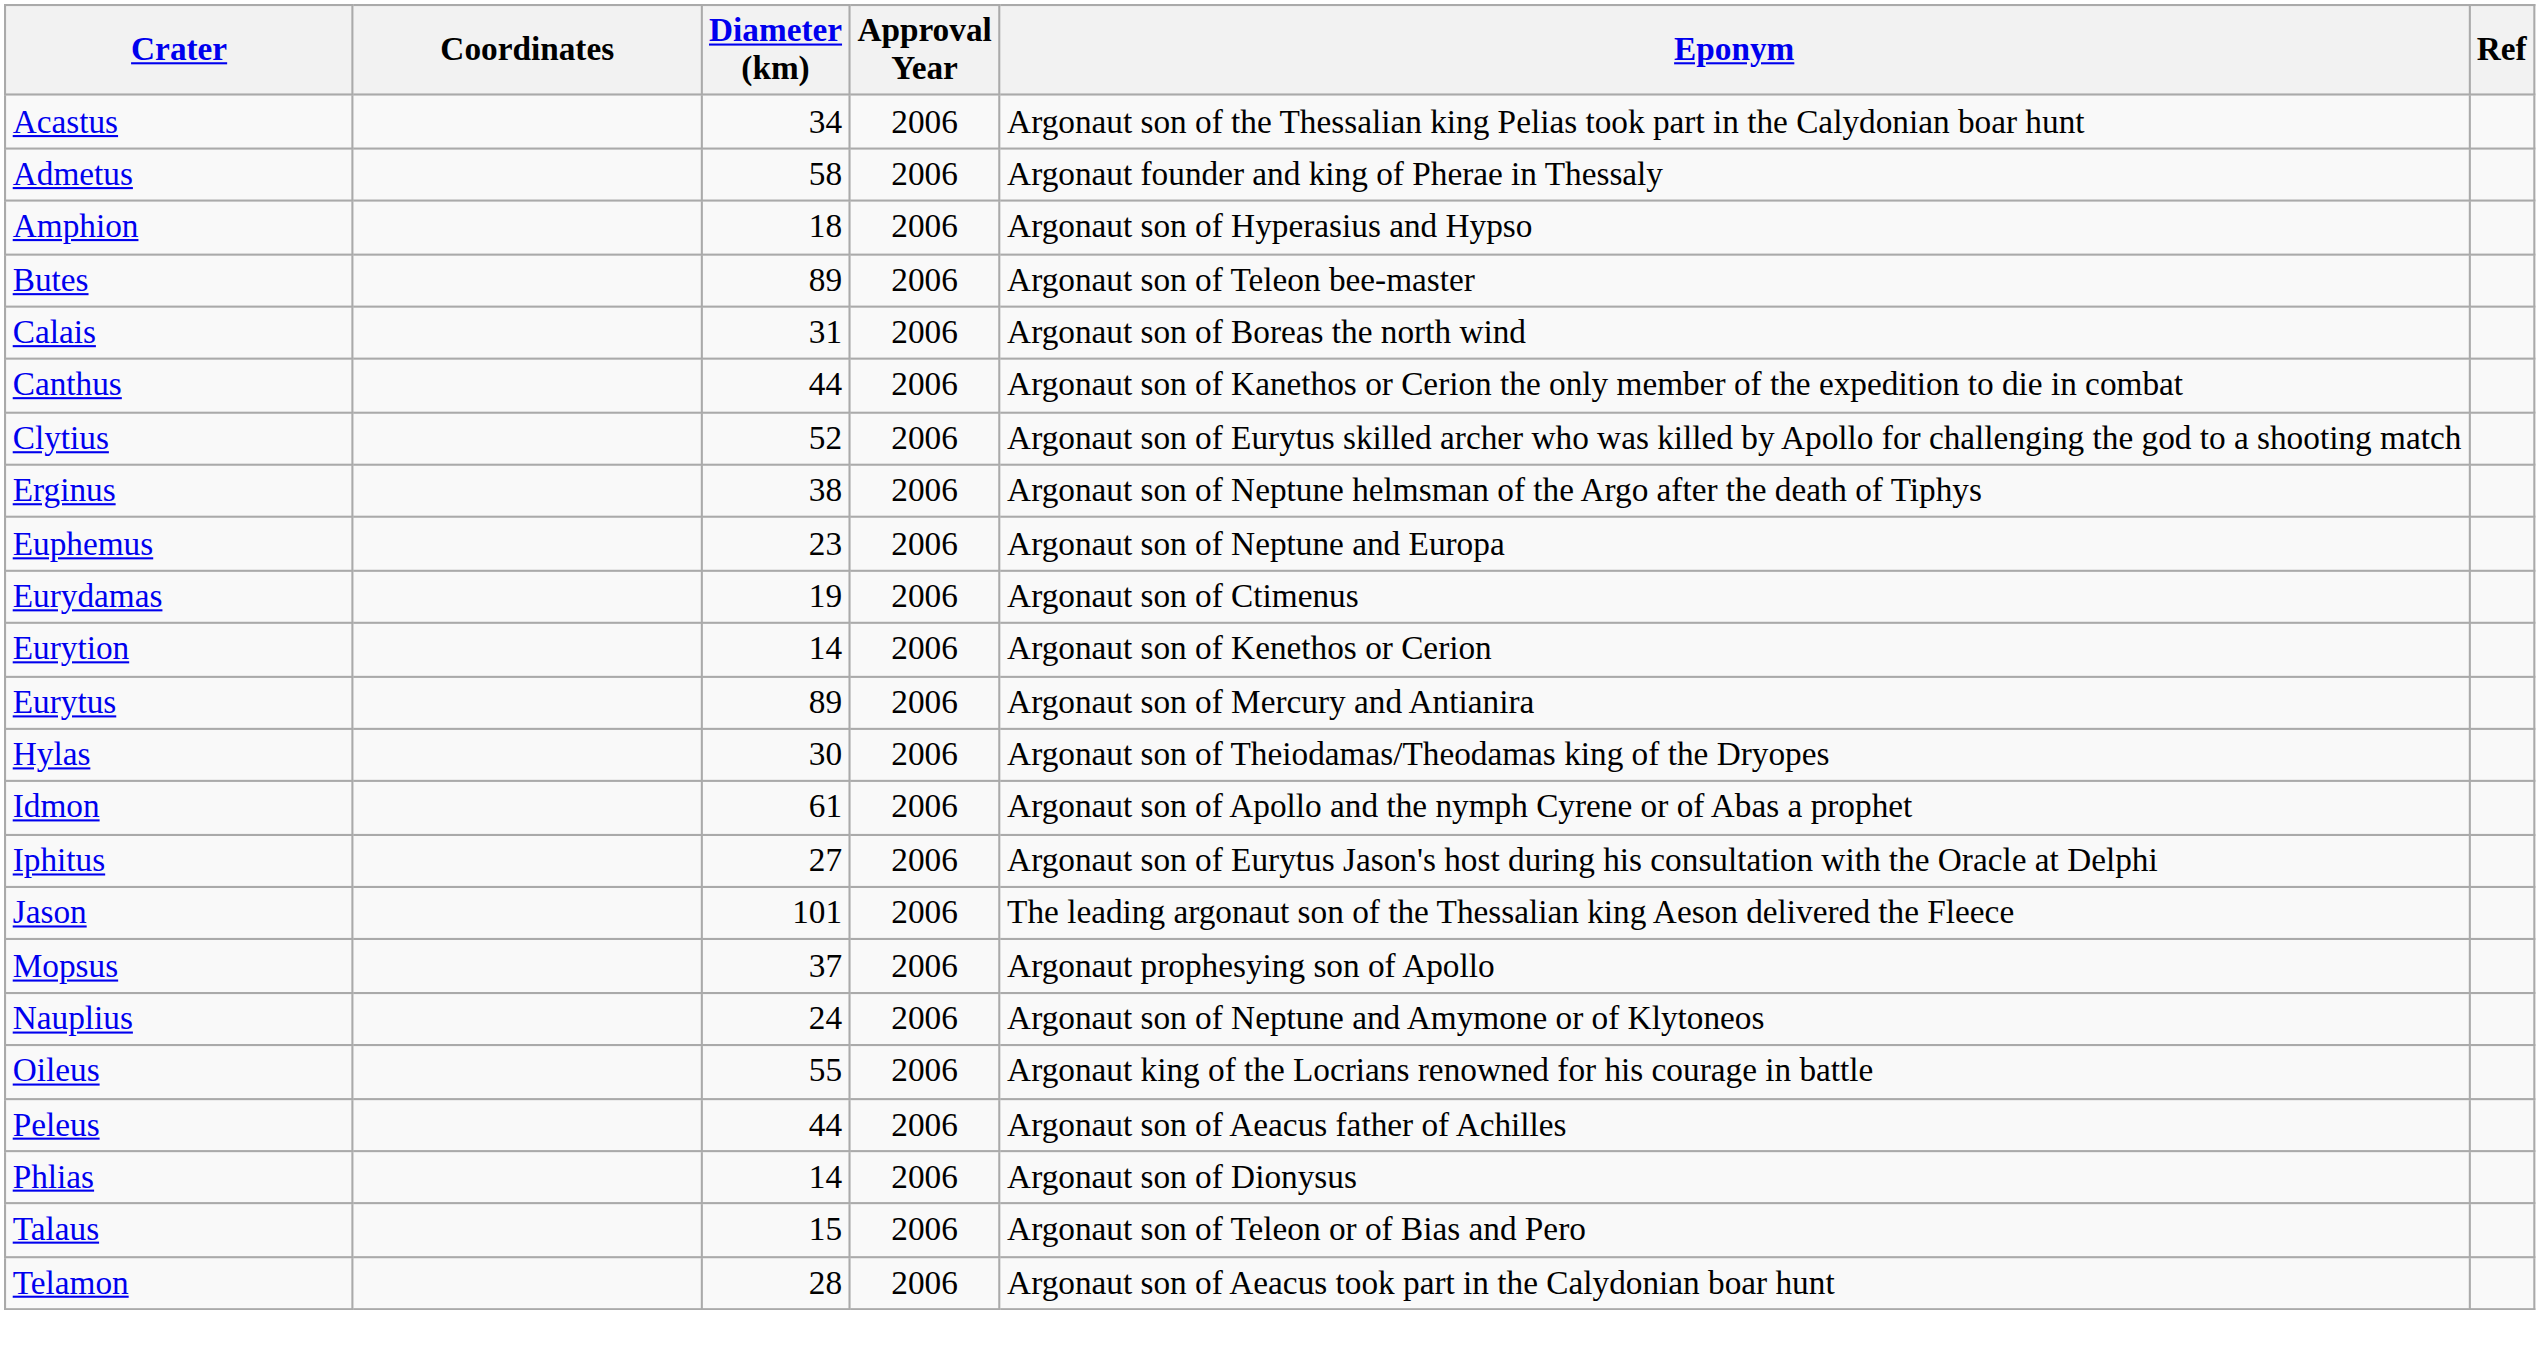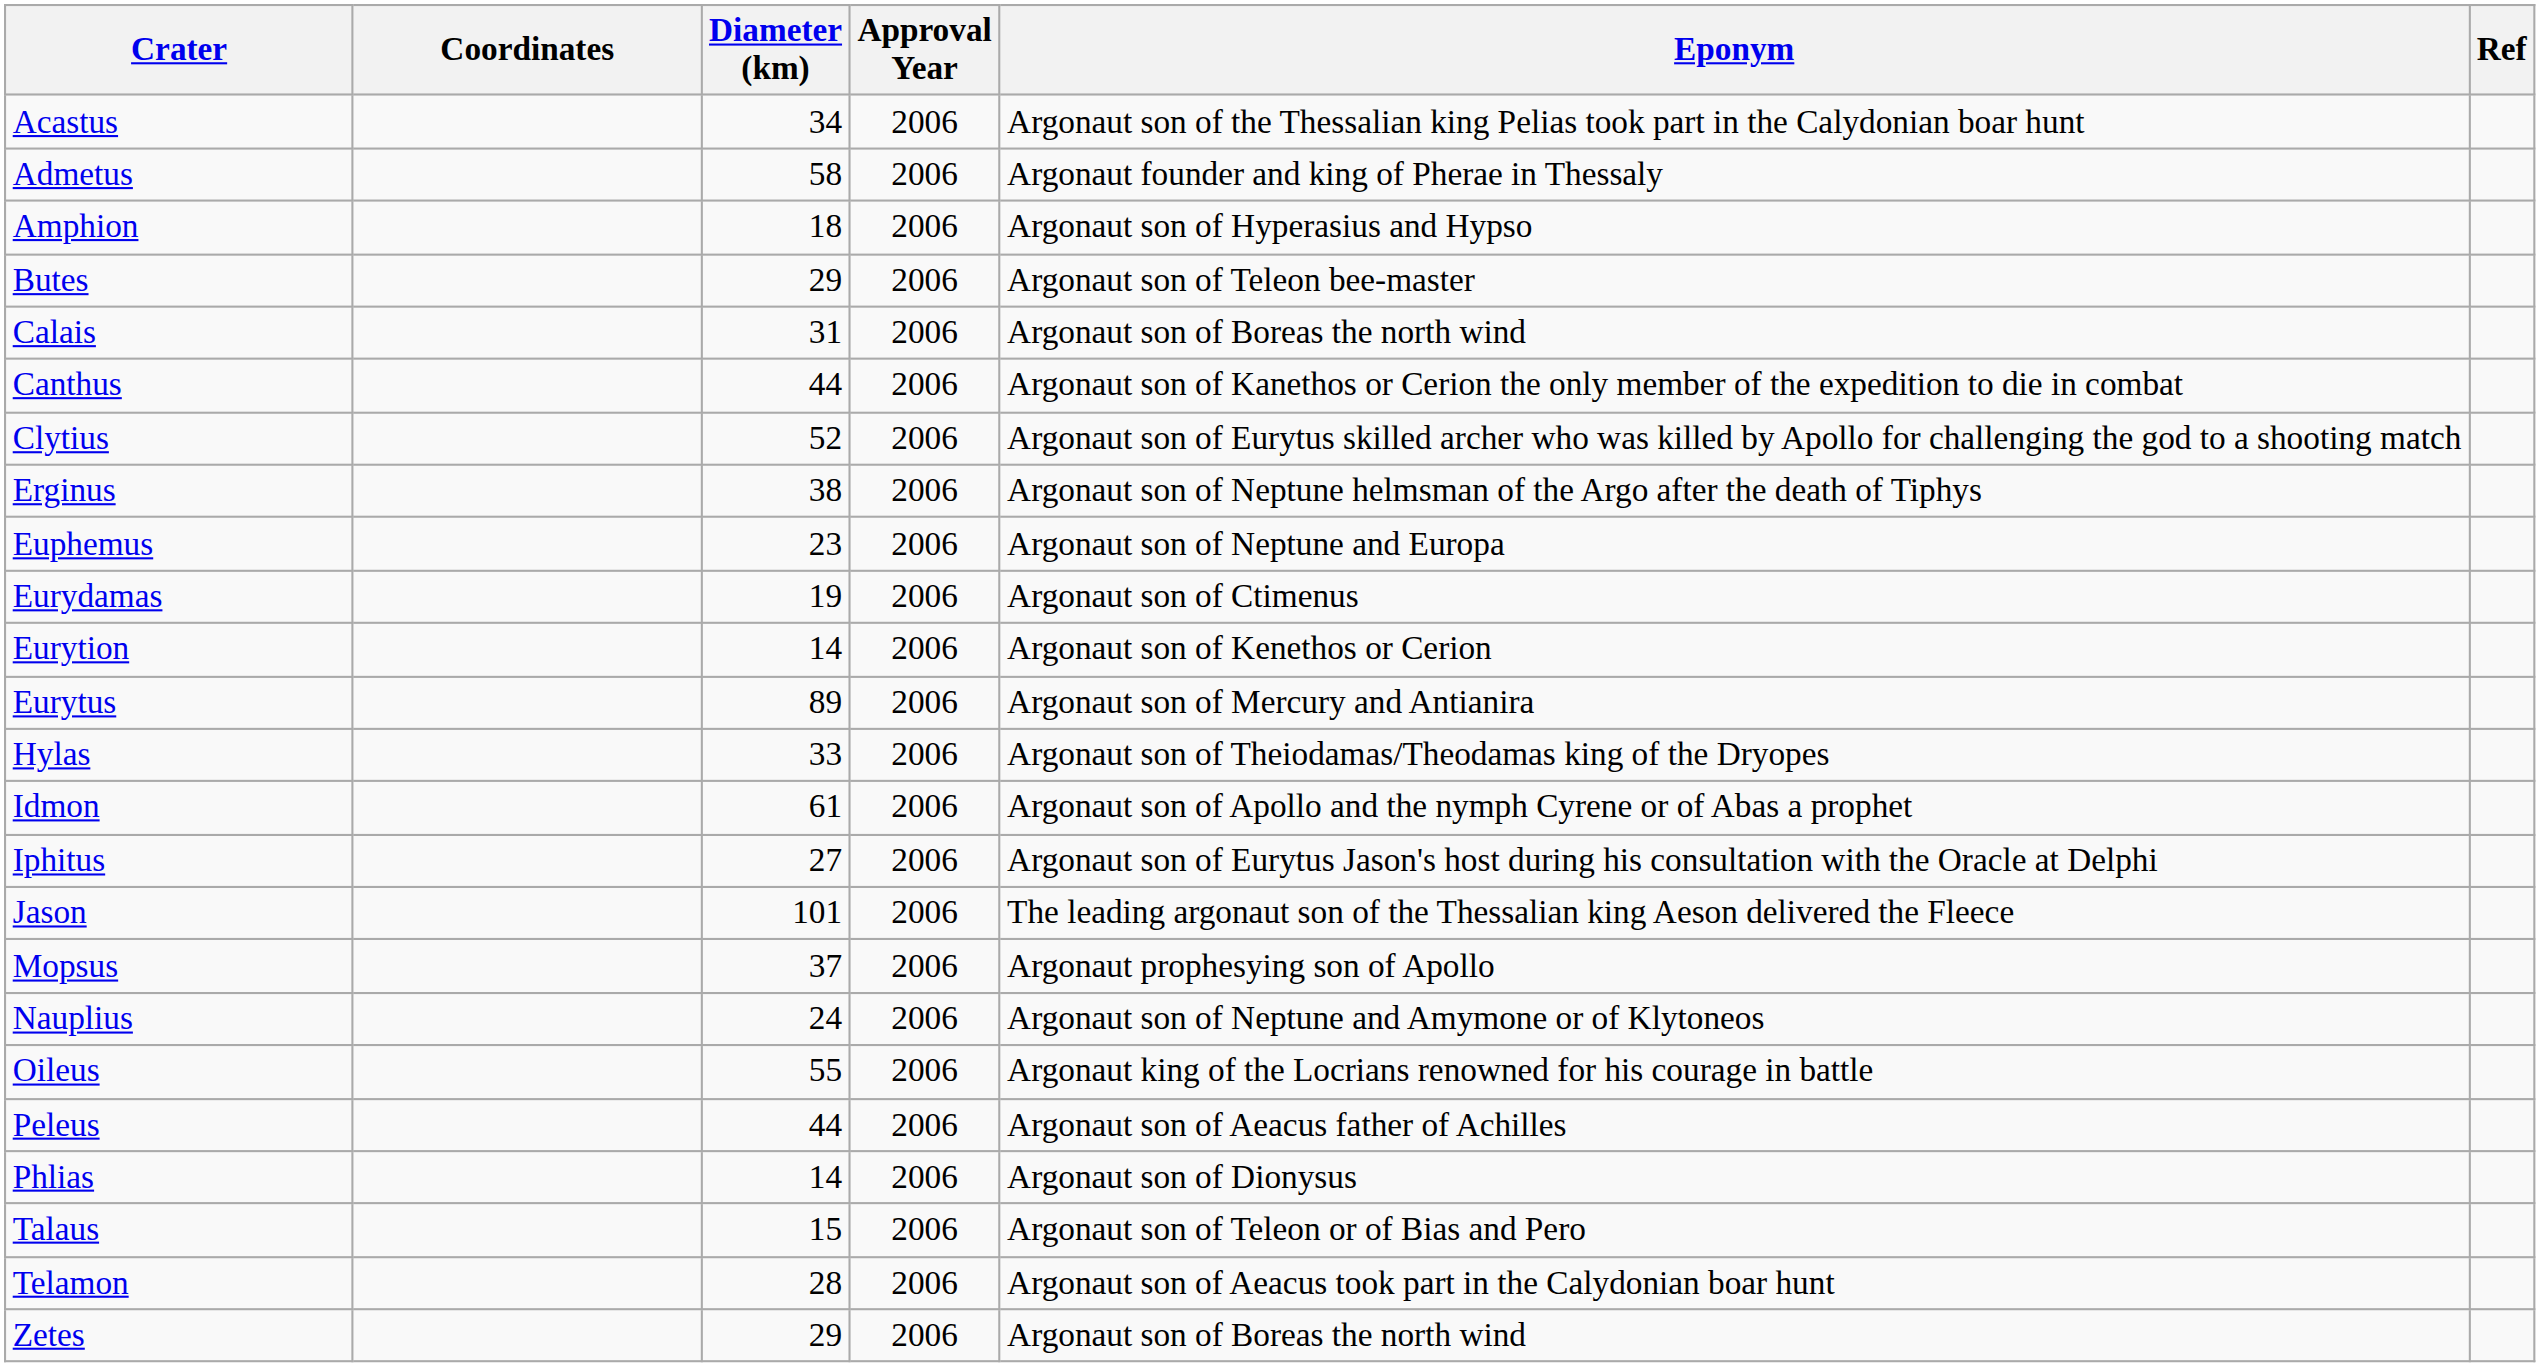(825, 279) 89 -> (825, 279) 29
(825, 754) 30 -> (825, 754) 33
+ row: (49, 1335)
